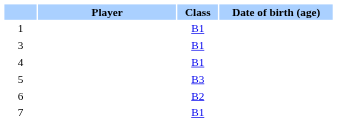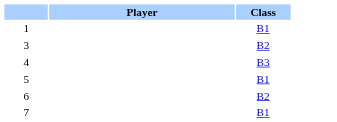- column: (276, 12)
(198, 45) B1 -> (263, 45) B2
(198, 62) B1 -> (263, 62) B3
(198, 79) B3 -> (263, 79) B1
